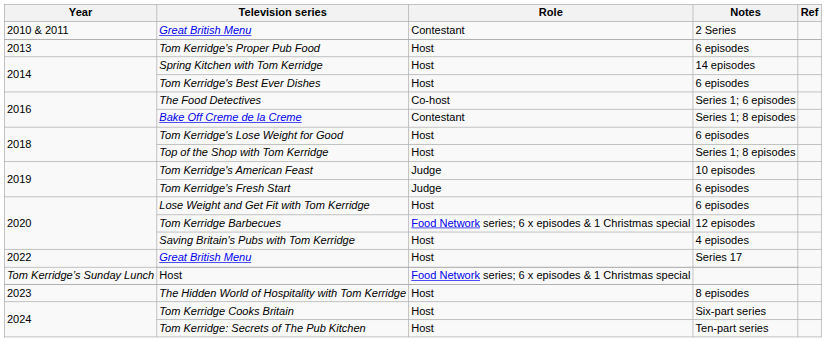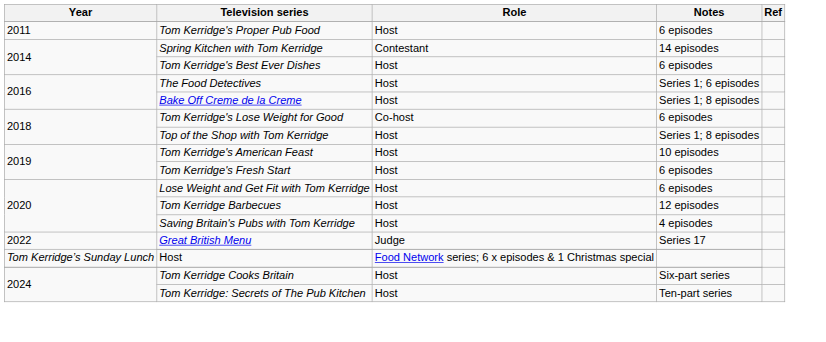- row: (205, 30)
(19, 48) 2013 -> (19, 30) 2011
(423, 65) Host -> (402, 48) Contestant
(431, 100) Co-host -> (386, 83) Host
(438, 118) Contestant -> (386, 100) Host
(423, 135) Host -> (394, 118) Co-host
(426, 170) Judge -> (386, 153) Host
(426, 188) Judge -> (386, 170) Host
(551, 223) Food Network series; 6 x episodes & 1 Christmas special -> (386, 205) Host
(423, 258) Host -> (390, 240) Judge
- row: (283, 293)
